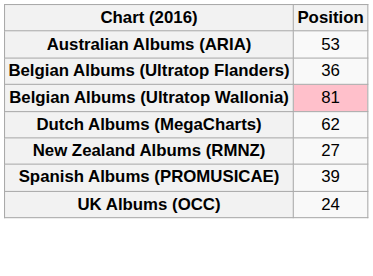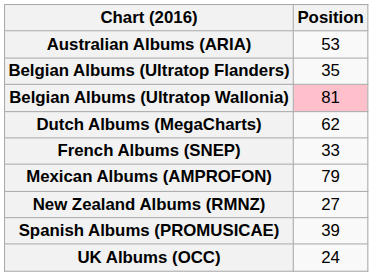(331, 71) 36 -> (331, 71) 35
+ row: (149, 151)
+ row: (149, 177)
